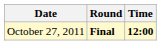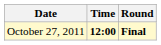columns swapped: (140, 13) <-> (106, 13)
